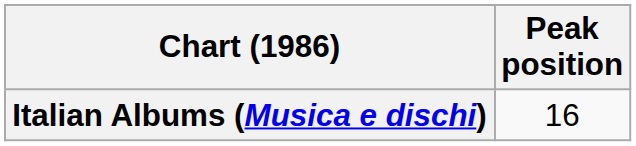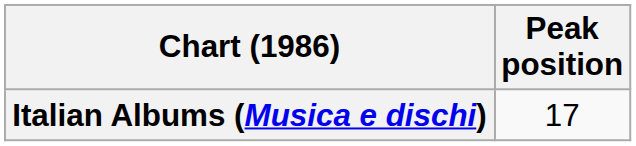(562, 114) 16 -> (562, 114) 17
